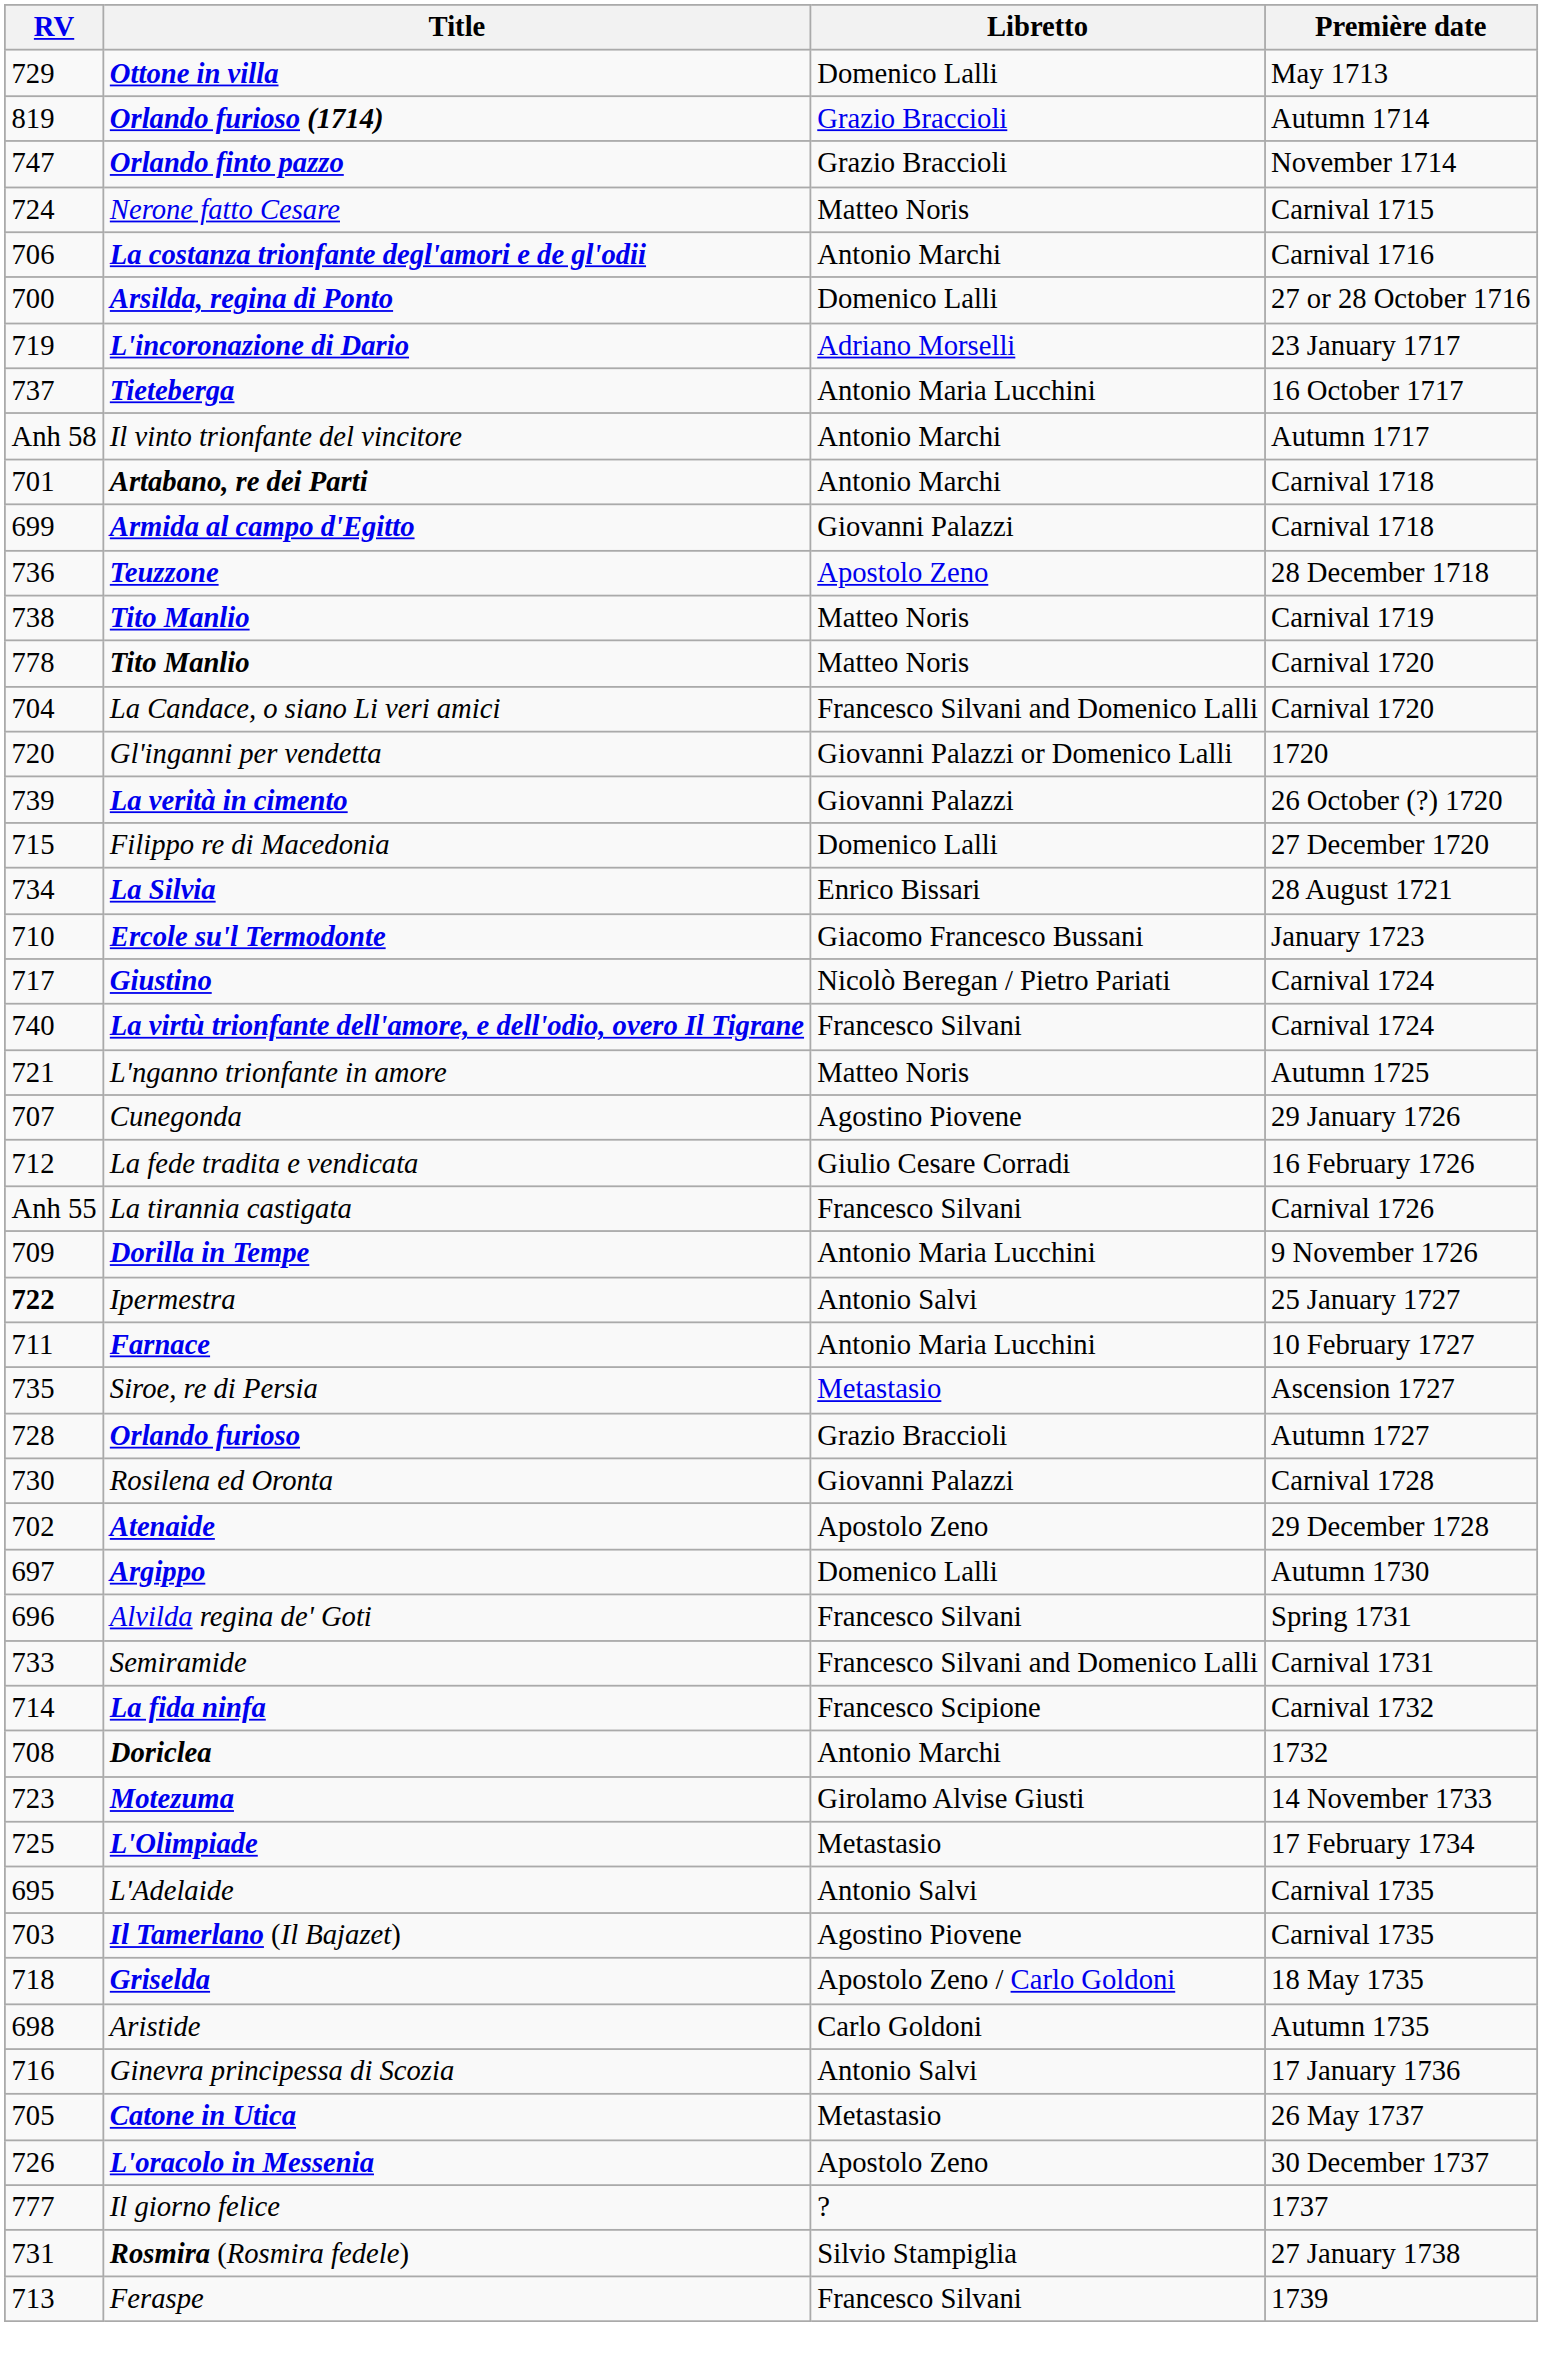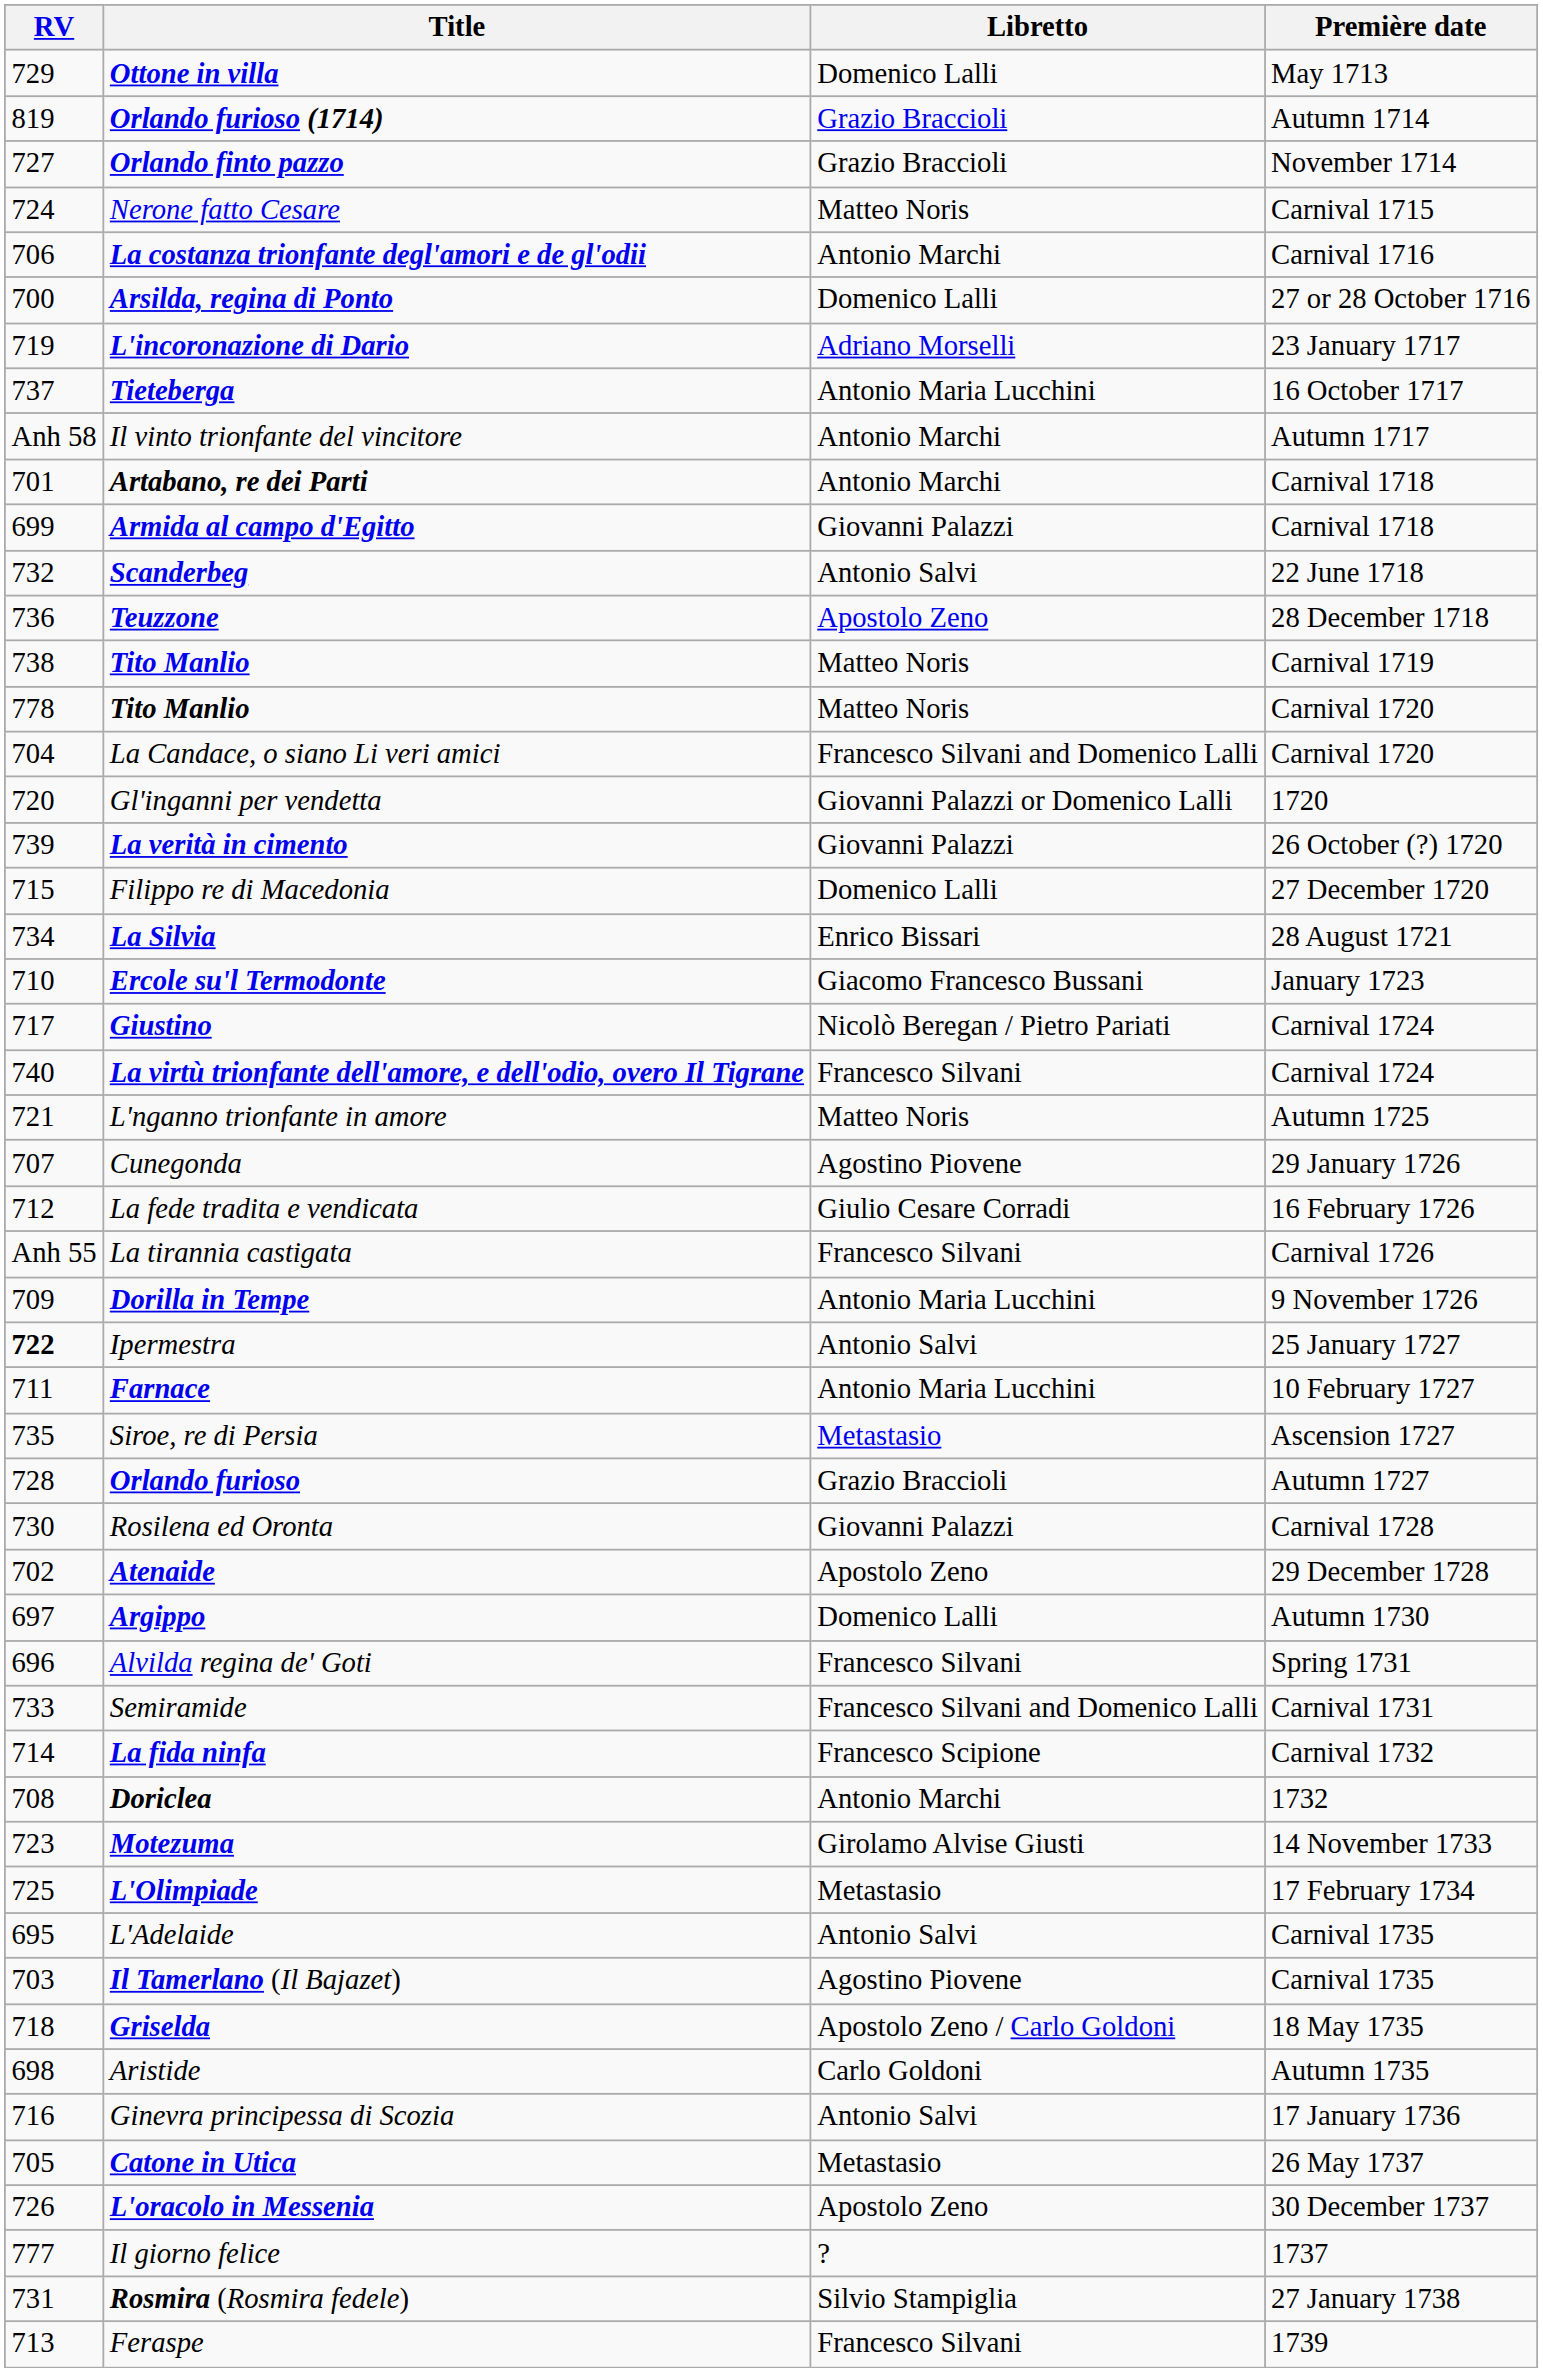(33, 163) 747 -> (33, 163) 727
+ row: (179, 572)
